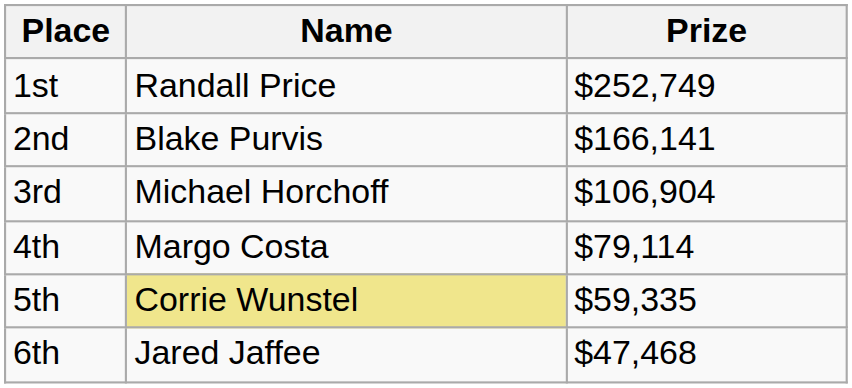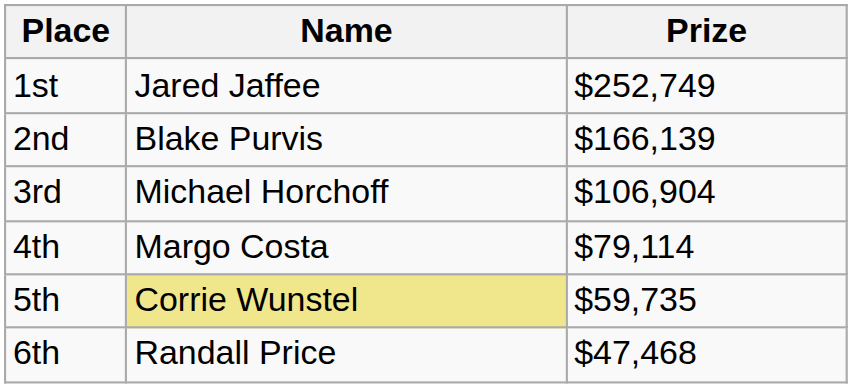(235, 85) Randall Price -> (228, 85) Jared Jaffee
(645, 138) $166,141 -> (645, 138) $166,139
(635, 300) $59,335 -> (635, 300) $59,735
(228, 354) Jared Jaffee -> (235, 354) Randall Price
